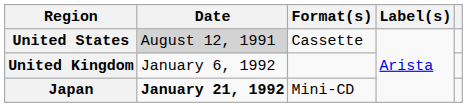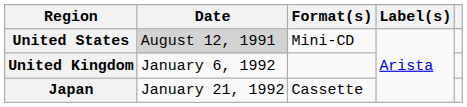(327, 41) Cassette -> (323, 41) Mini-CD
(213, 90) bold -> (213, 90) normal
(323, 90) Mini-CD -> (327, 90) Cassette
